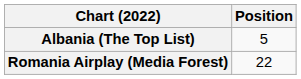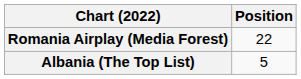rows swapped: (118, 39) <-> (118, 62)
